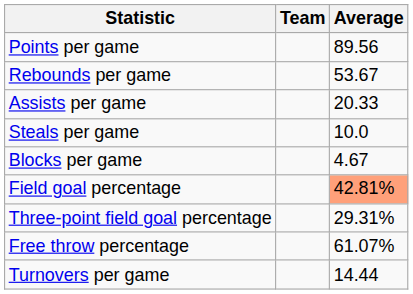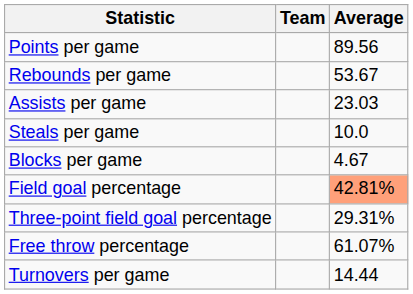(356, 103) 20.33 -> (356, 103) 23.03
